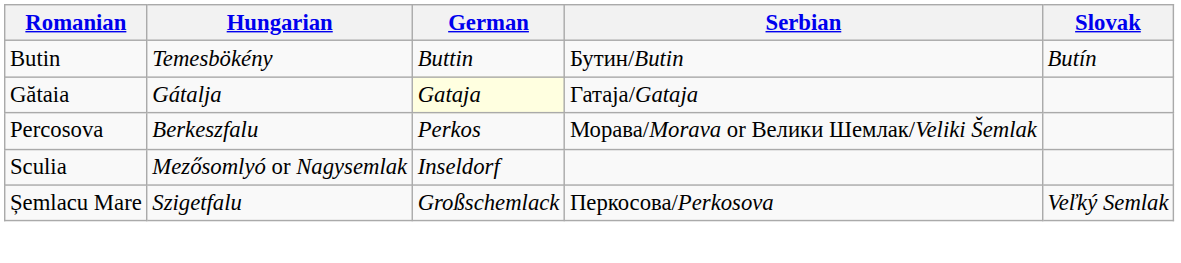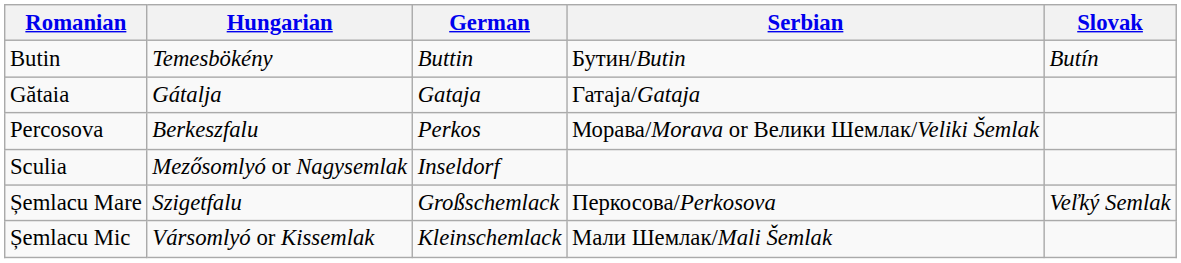(449, 94) lightyellow background -> (449, 94) no background
+ row: (70, 238)
